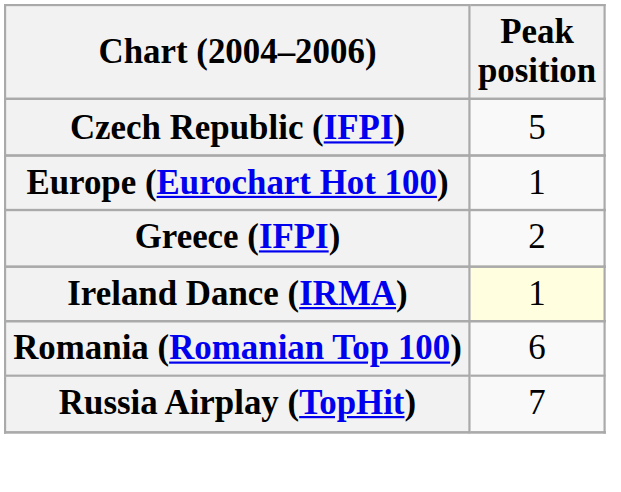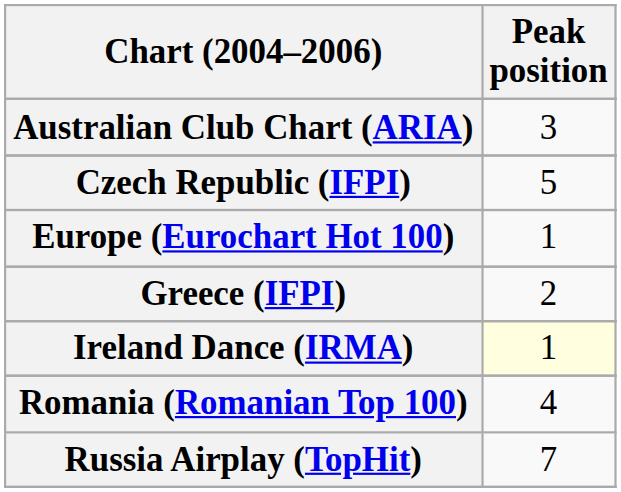+ row: (243, 126)
(537, 347) 6 -> (549, 403) 4
